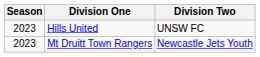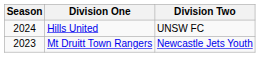(25, 28) 2023 -> (25, 28) 2024
